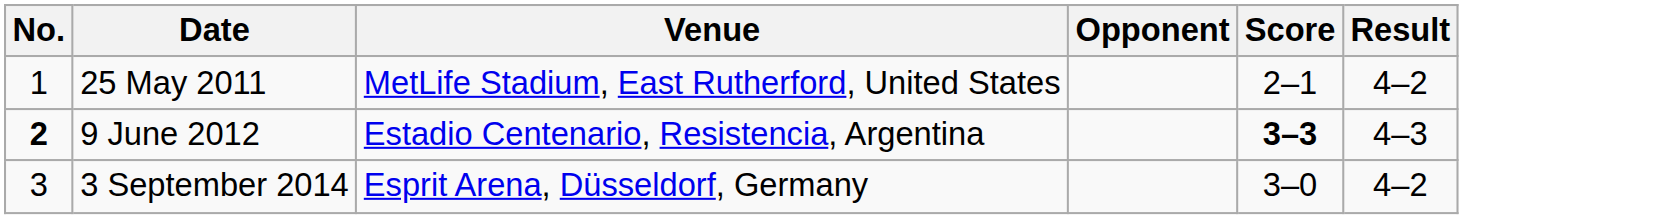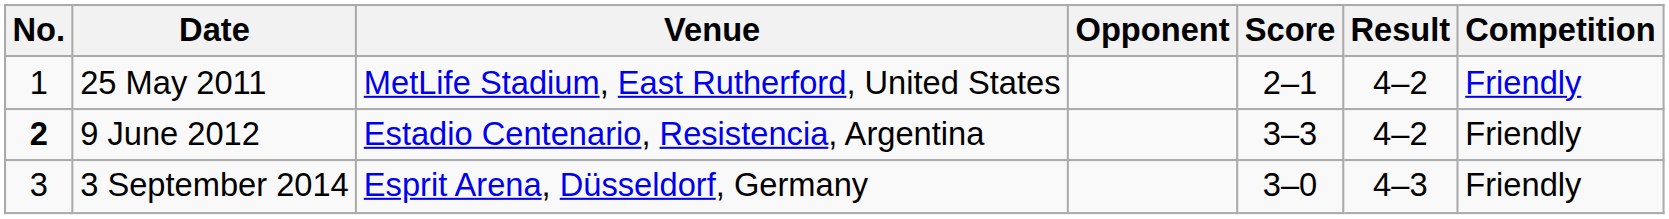+ column: (1560, 30)
(1290, 133) bold -> (1290, 133) normal
(1400, 133) 4–3 -> (1400, 133) 4–2
(1400, 185) 4–2 -> (1400, 185) 4–3
